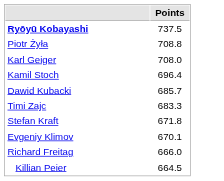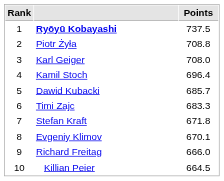+ column: (19, 13)
